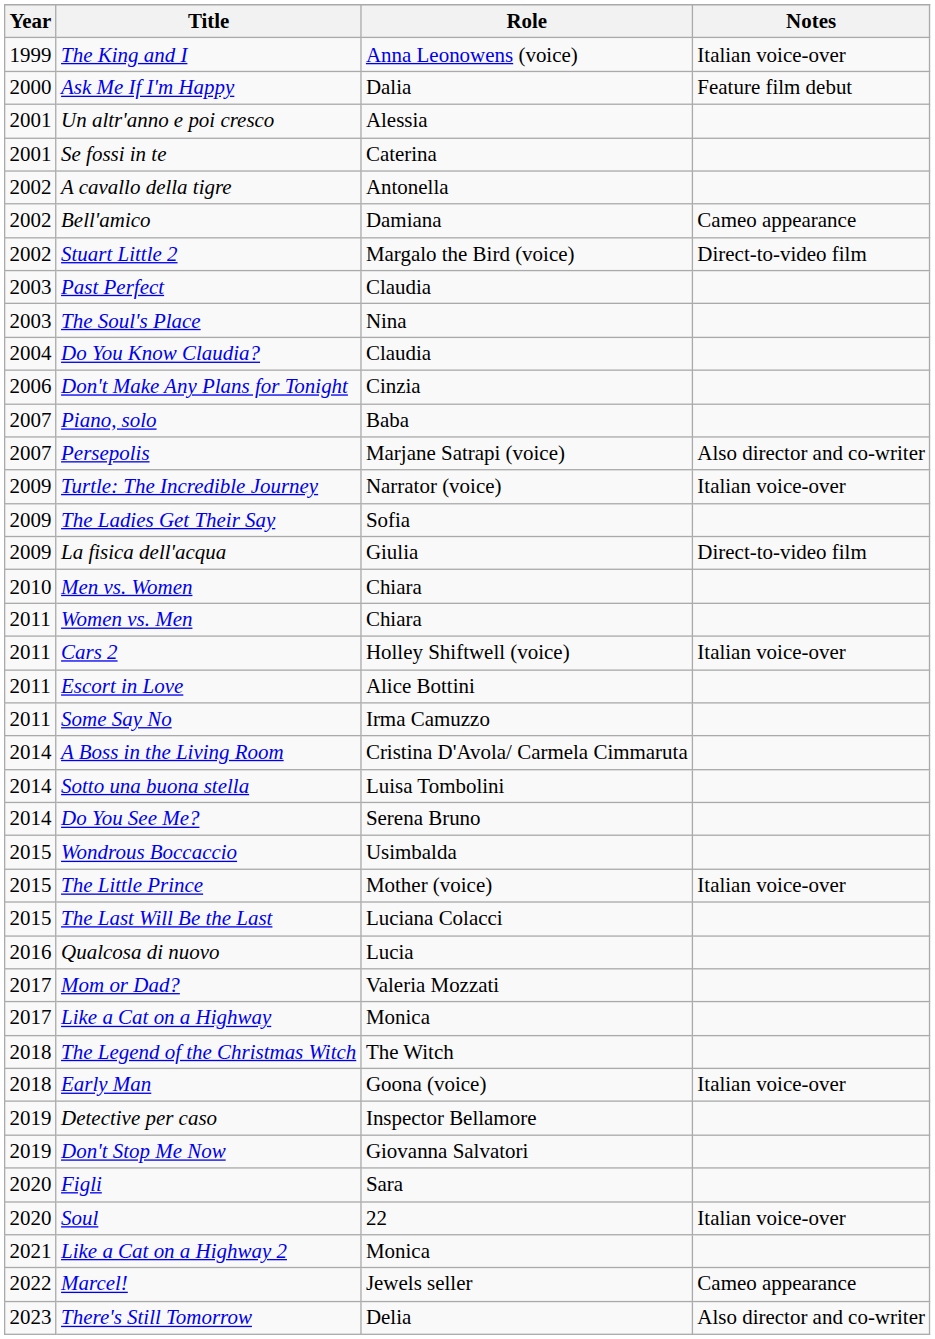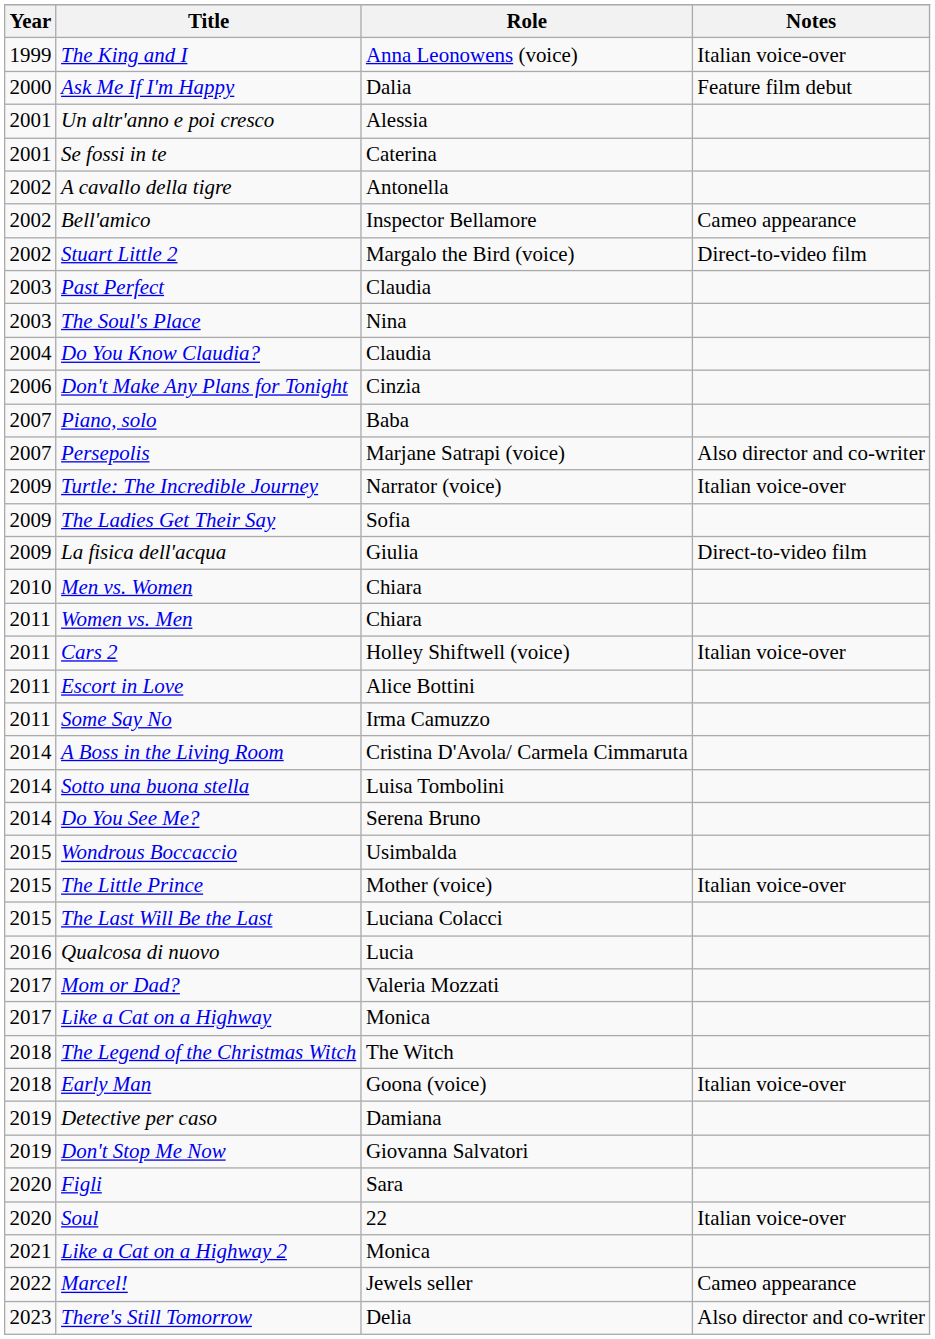(404, 220) Damiana -> (451, 220) Inspector Bellamore
(451, 1118) Inspector Bellamore -> (404, 1118) Damiana
